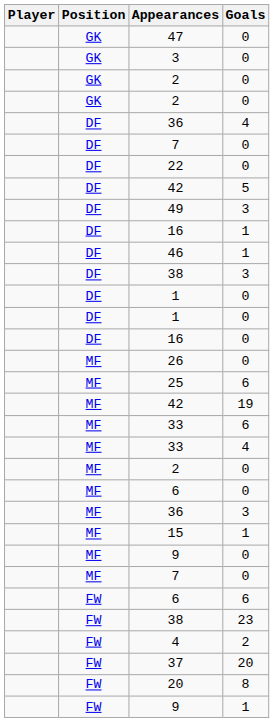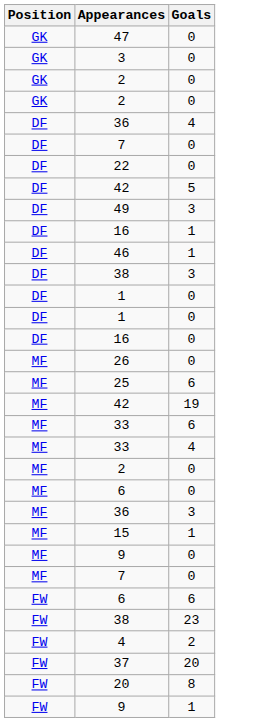- column: (32, 15)
